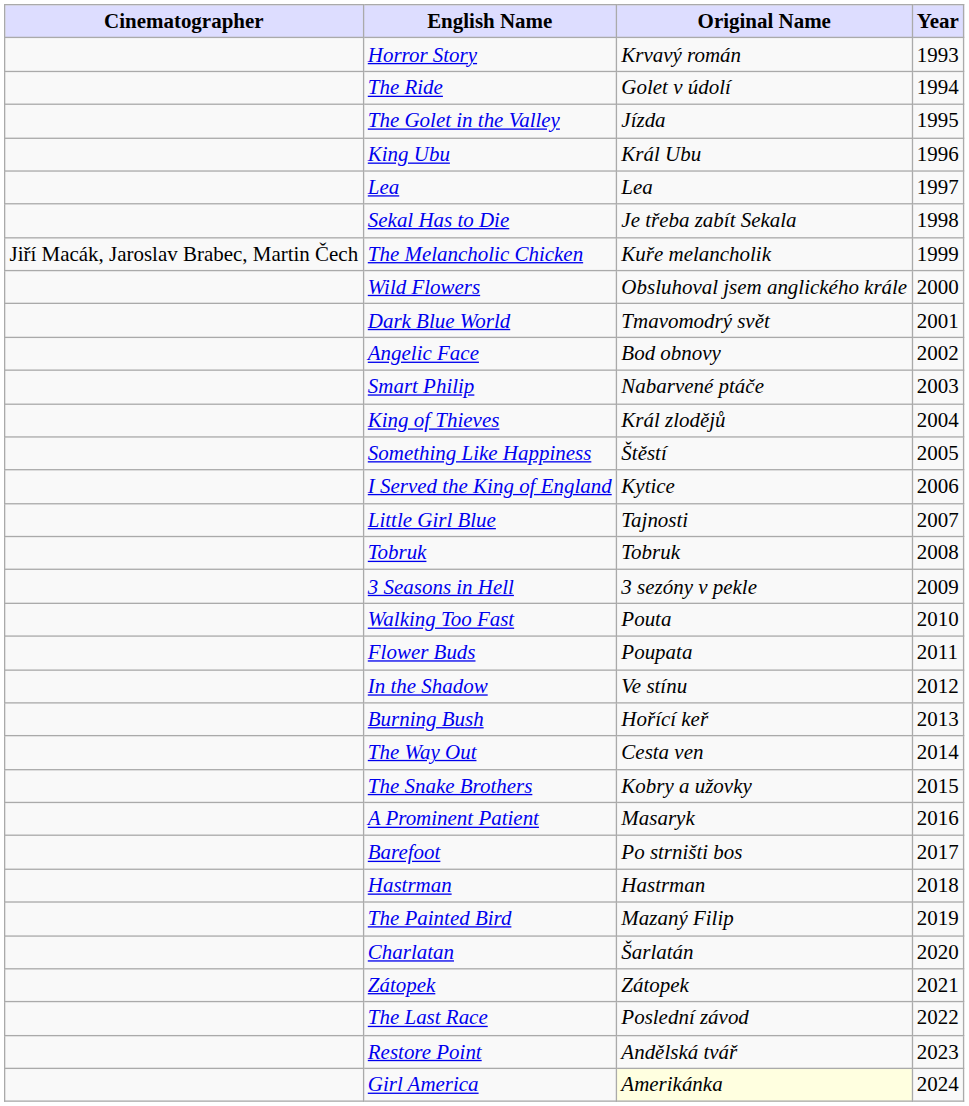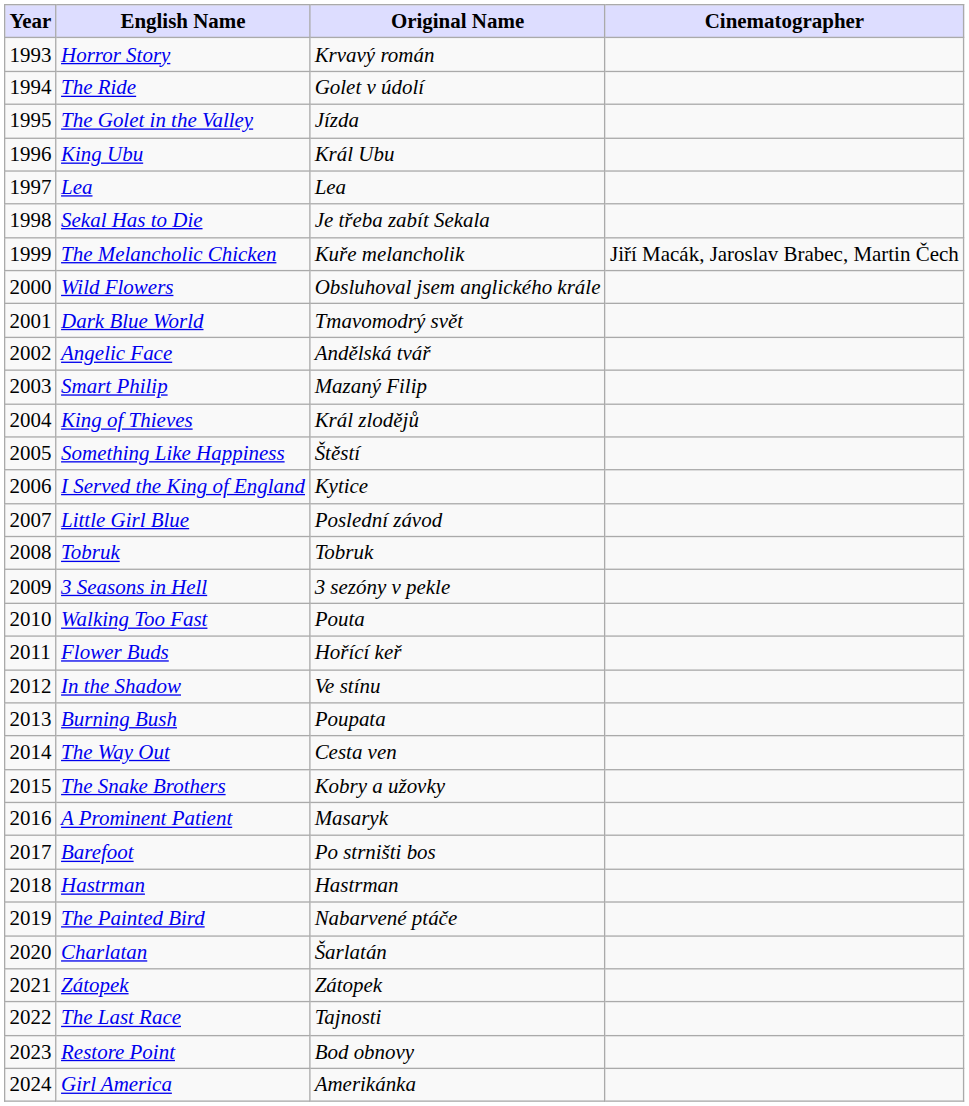columns swapped: (938, 21) <-> (184, 21)
(671, 353) Bod obnovy -> (373, 353) Andělská tvář
(693, 386) Nabarvené ptáče -> (371, 386) Mazaný Filip
(655, 519) Tajnosti -> (378, 519) Poslední závod
(657, 652) Poupata -> (358, 652) Hořící keř
(665, 719) Hořící keř -> (350, 719) Poupata
(678, 918) Mazaný Filip -> (386, 918) Nabarvené ptáče
(685, 1018) Poslední závod -> (348, 1018) Tajnosti
(679, 1051) Andělská tvář -> (364, 1051) Bod obnovy
(672, 1084) lightyellow background -> (365, 1084) no background
